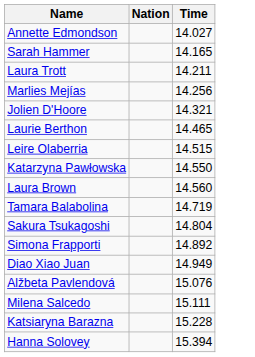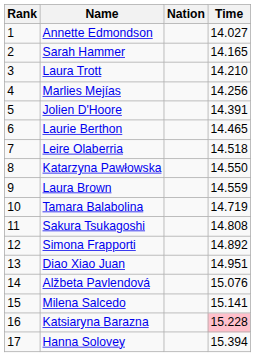+ column: (22, 14)
(193, 71) 14.211 -> (229, 71) 14.210
(194, 110) 14.321 -> (229, 110) 14.391
(194, 149) 14.515 -> (229, 149) 14.518
(194, 187) 14.560 -> (229, 187) 14.559
(194, 226) 14.804 -> (229, 226) 14.808
(194, 264) 14.949 -> (229, 264) 14.951
(193, 303) 15.111 -> (229, 303) 15.141
(194, 322) no background -> (229, 322) pink background
